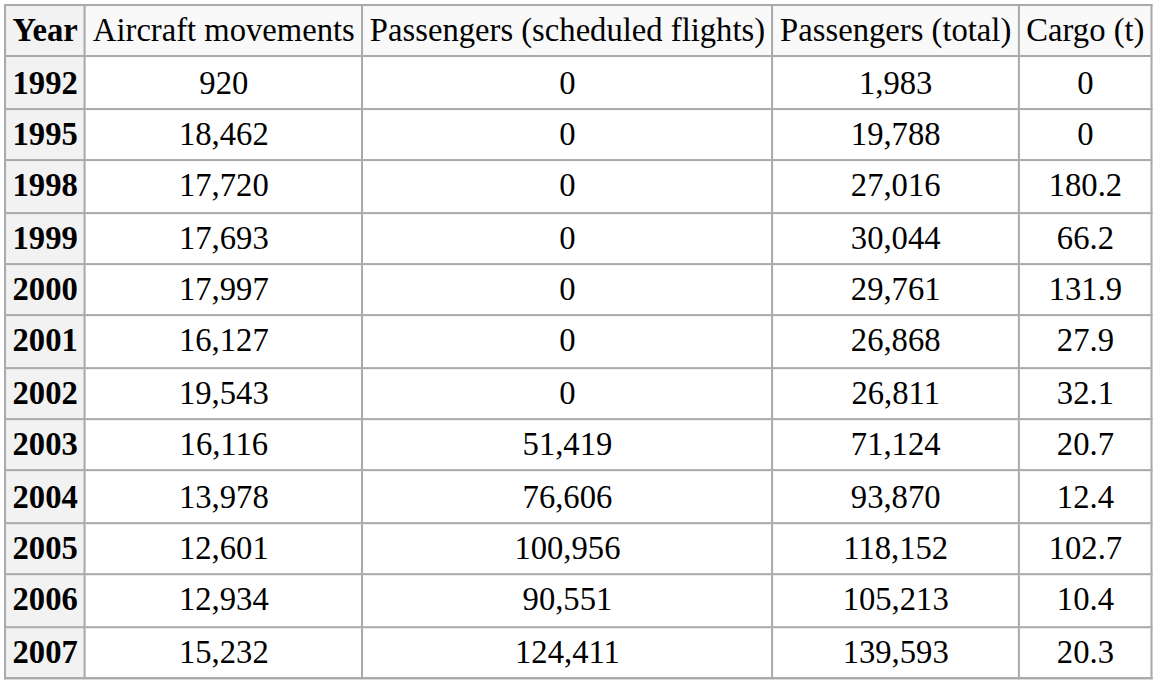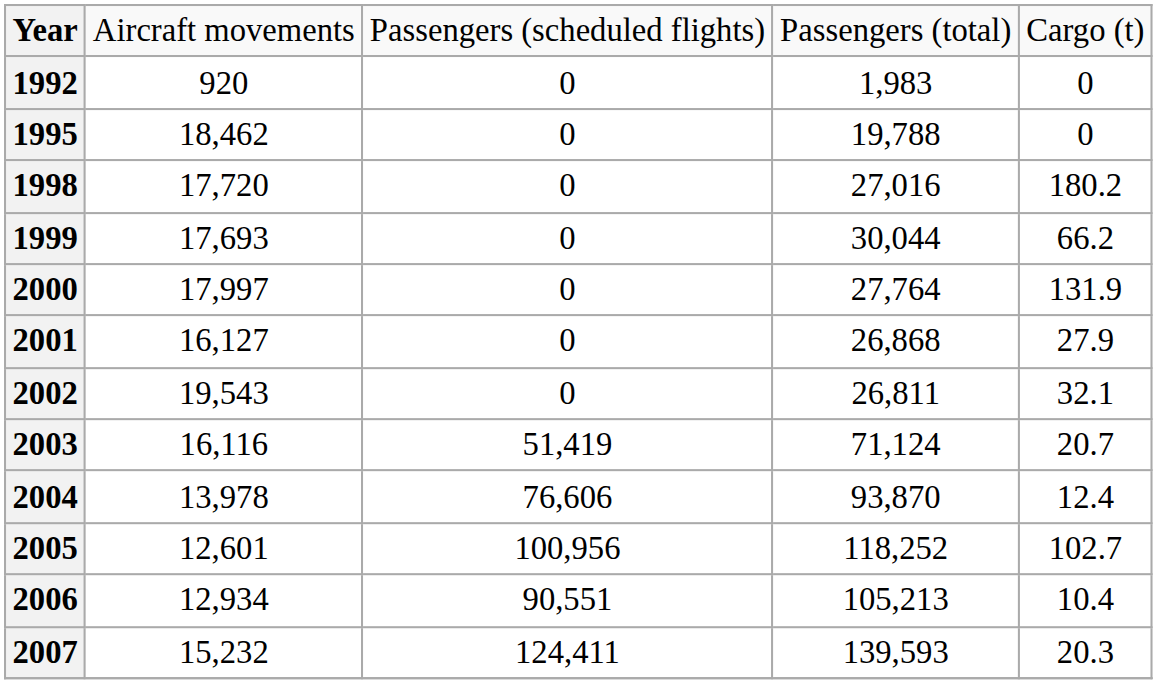(896, 289) 29,761 -> (896, 289) 27,764
(896, 548) 118,152 -> (896, 548) 118,252
